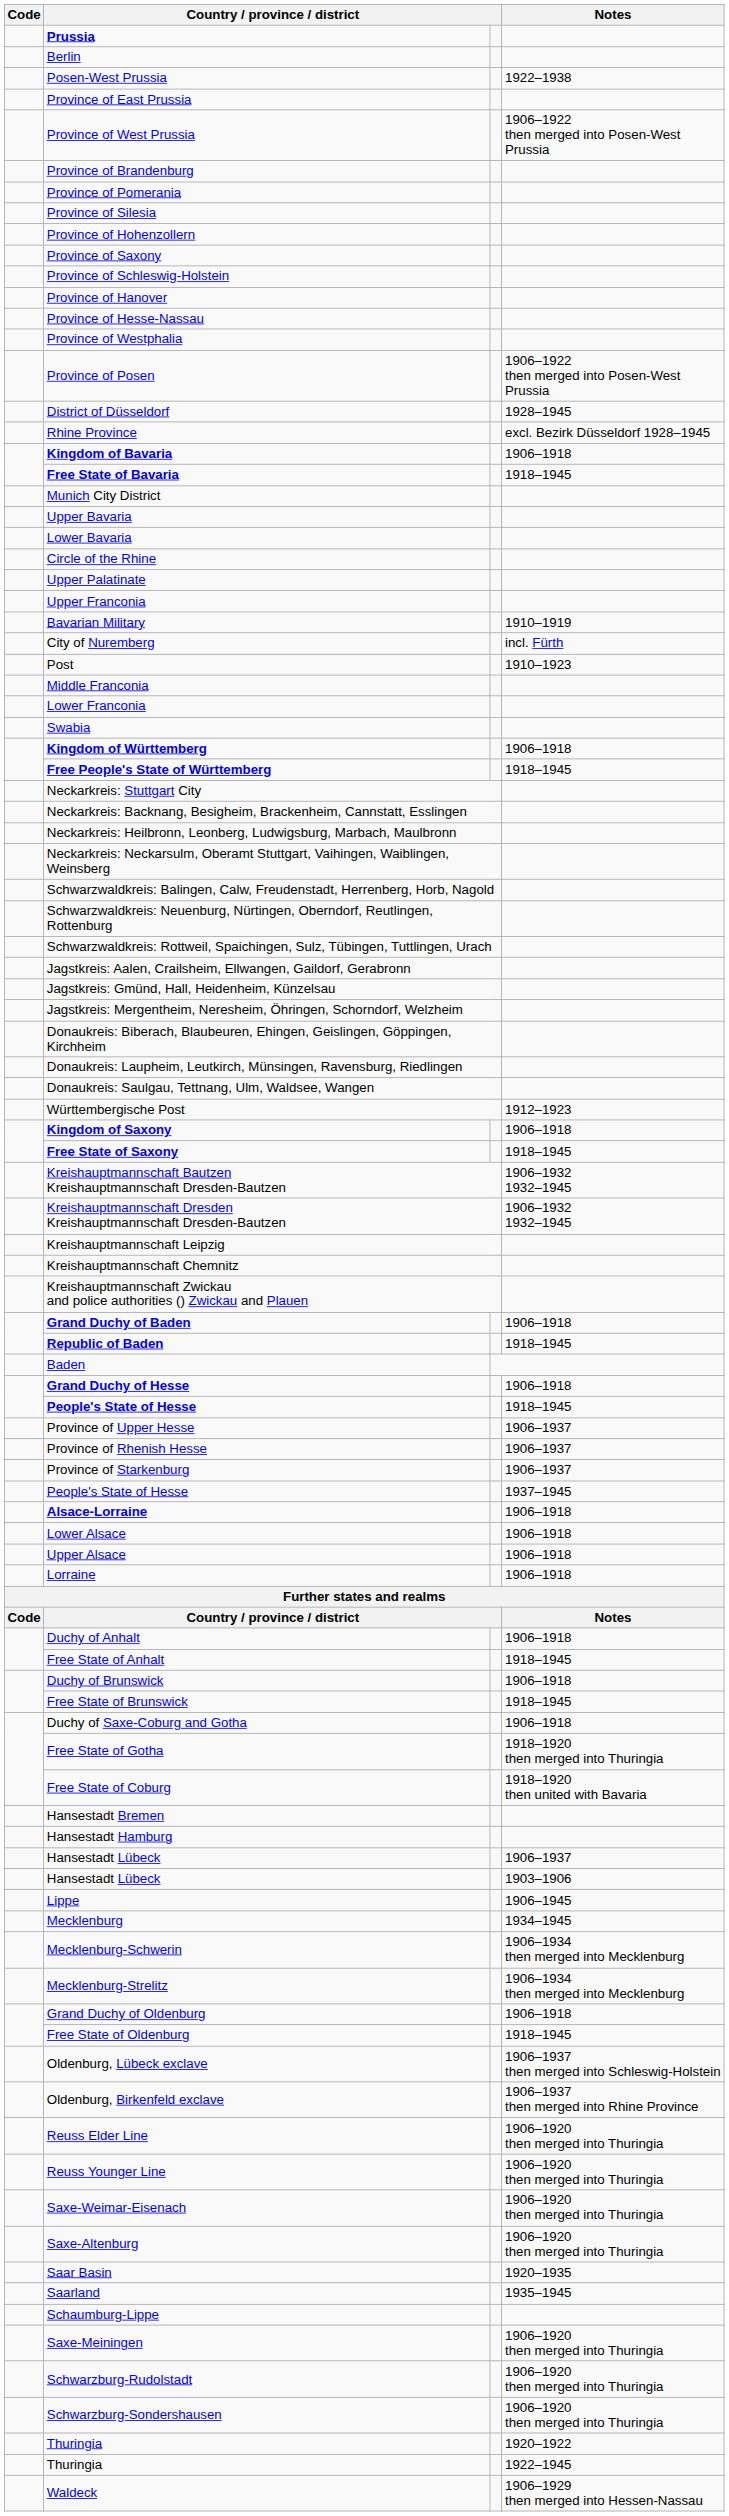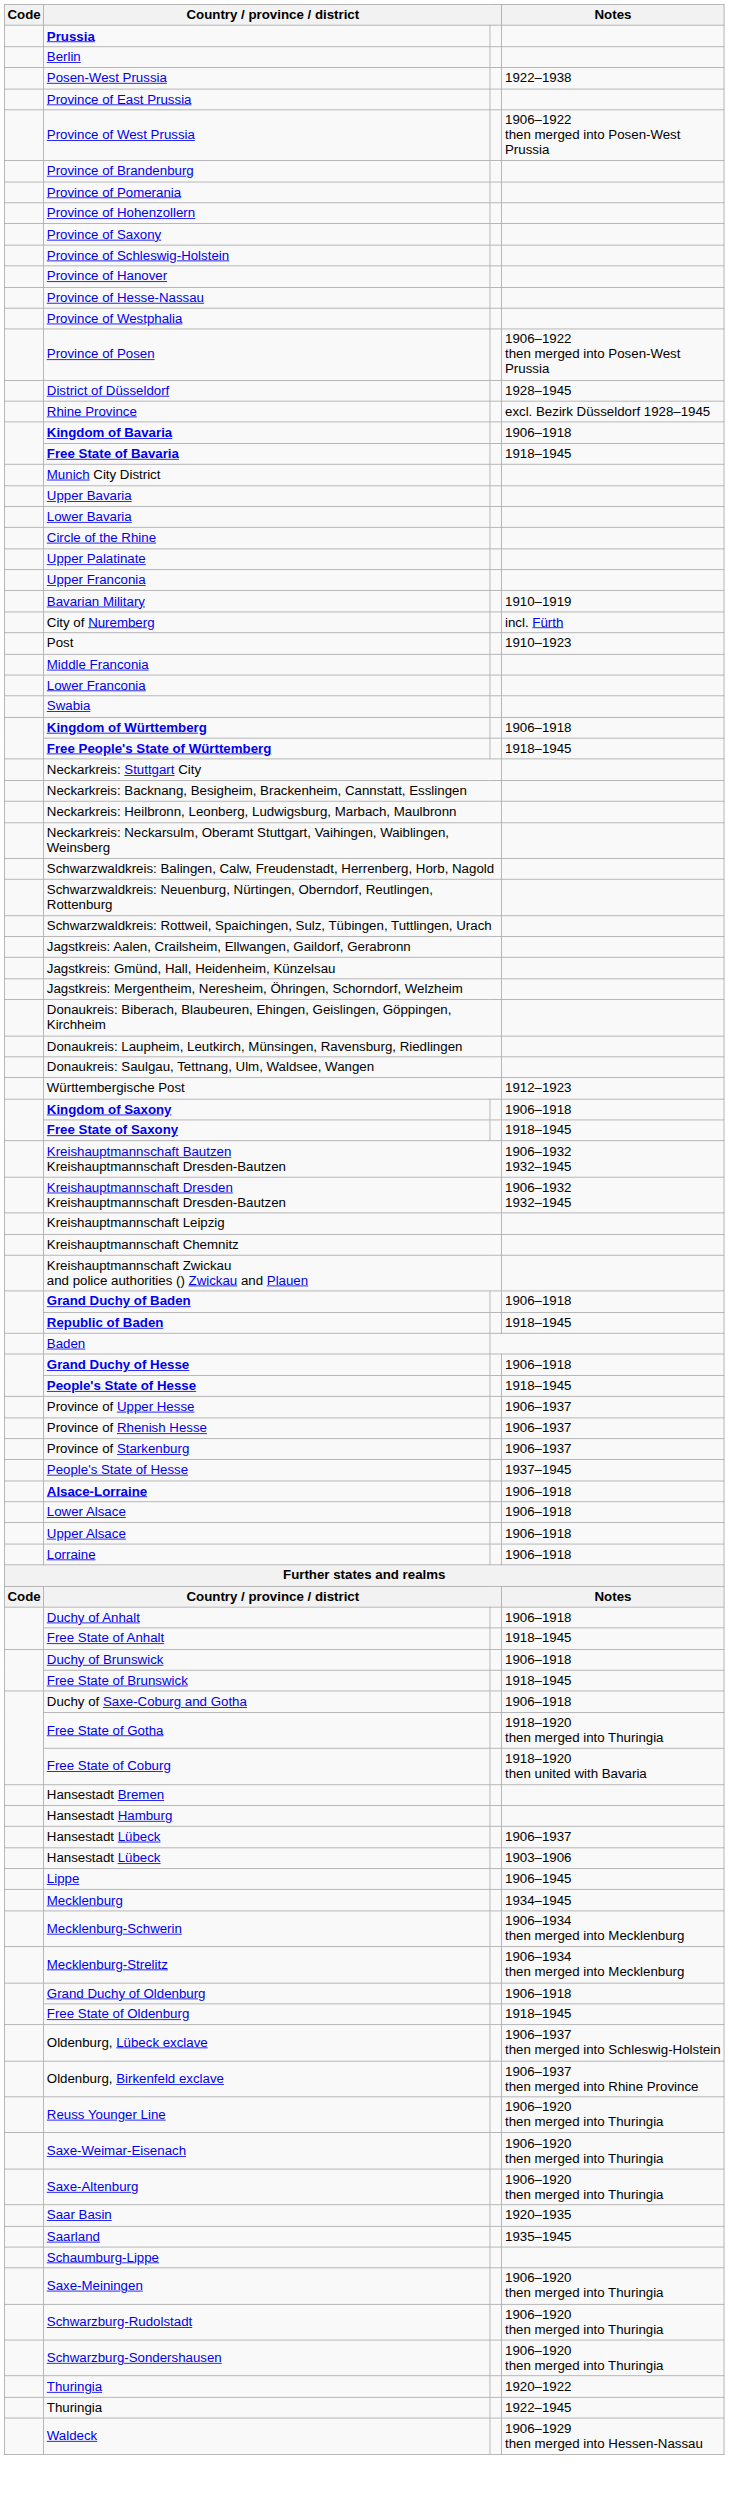- row: (101, 213)
- row: (97, 2135)
